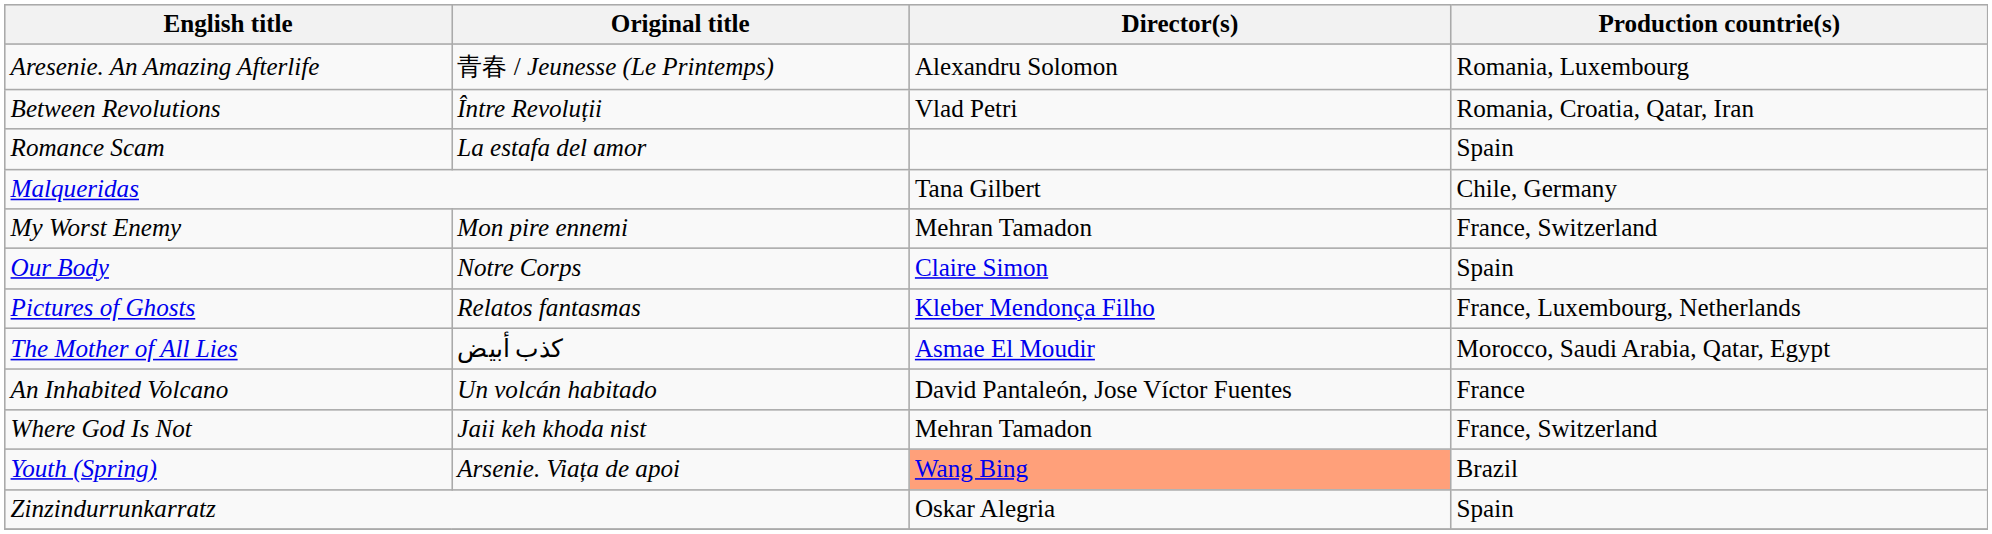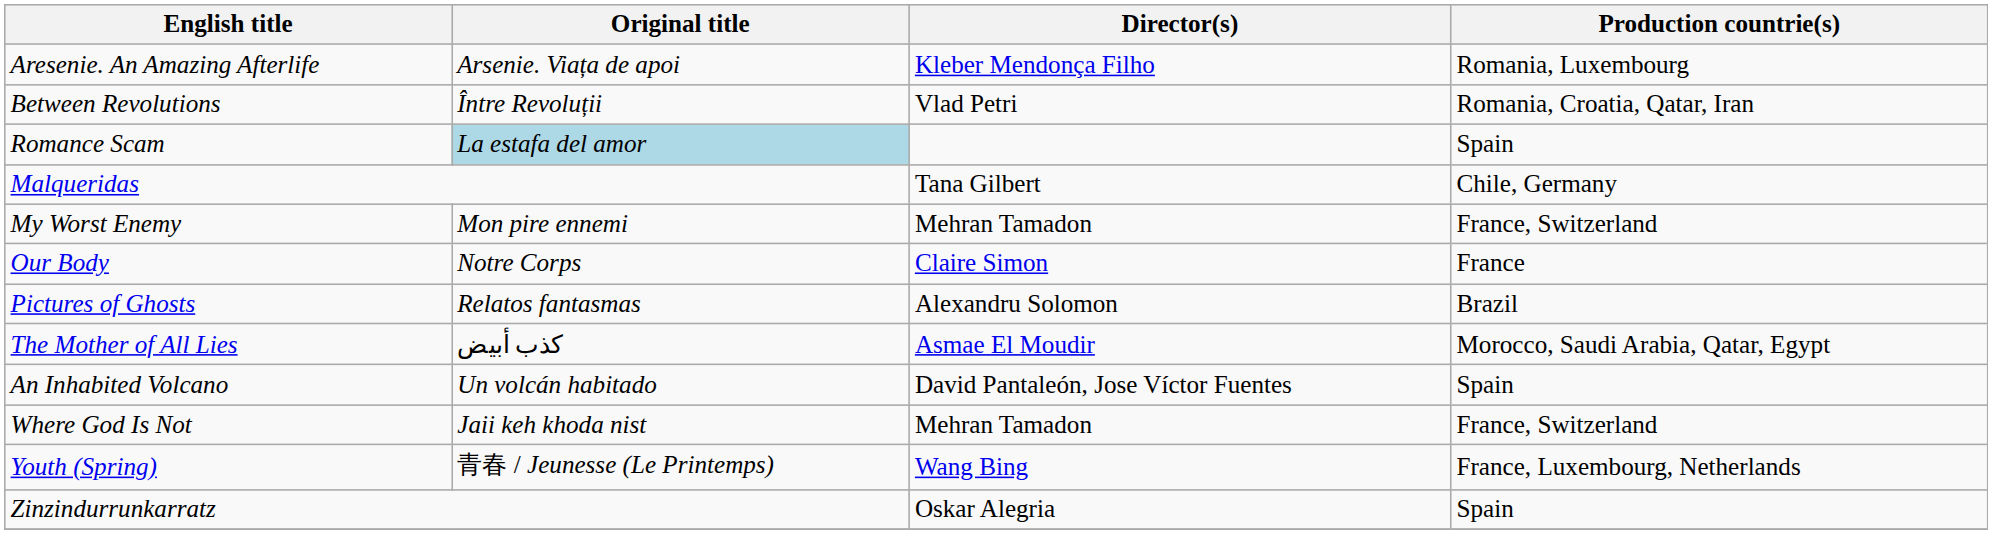(616, 65) 青春 / Jeunesse (Le Printemps) -> (569, 64) Arsenie. Viața de apoi
(1016, 66) Alexandru Solomon -> (1035, 64) Kleber Mendonça Filho
(552, 148) no background -> (552, 143) lightblue background
(1485, 268) Spain -> (1491, 263) France
(1035, 308) Kleber Mendonça Filho -> (1016, 303) Alexandru Solomon
(1629, 308) France, Luxembourg, Netherlands -> (1487, 303) Brazil
(1491, 389) France -> (1485, 384) Spain
(569, 468) Arsenie. Viața de apoi -> (616, 465) 青春 / Jeunesse (Le Printemps)
(971, 468) lightsalmon background -> (971, 466) no background
(1487, 468) Brazil -> (1629, 466) France, Luxembourg, Netherlands
